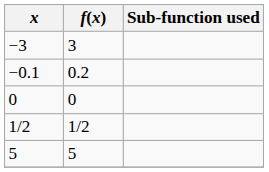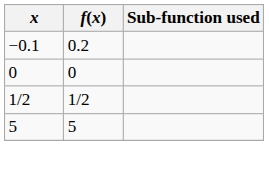- row: (18, 45)
